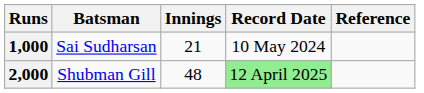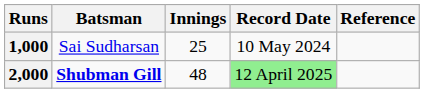(193, 46) 21 -> (198, 46) 25
(106, 74) normal -> (109, 74) bold
